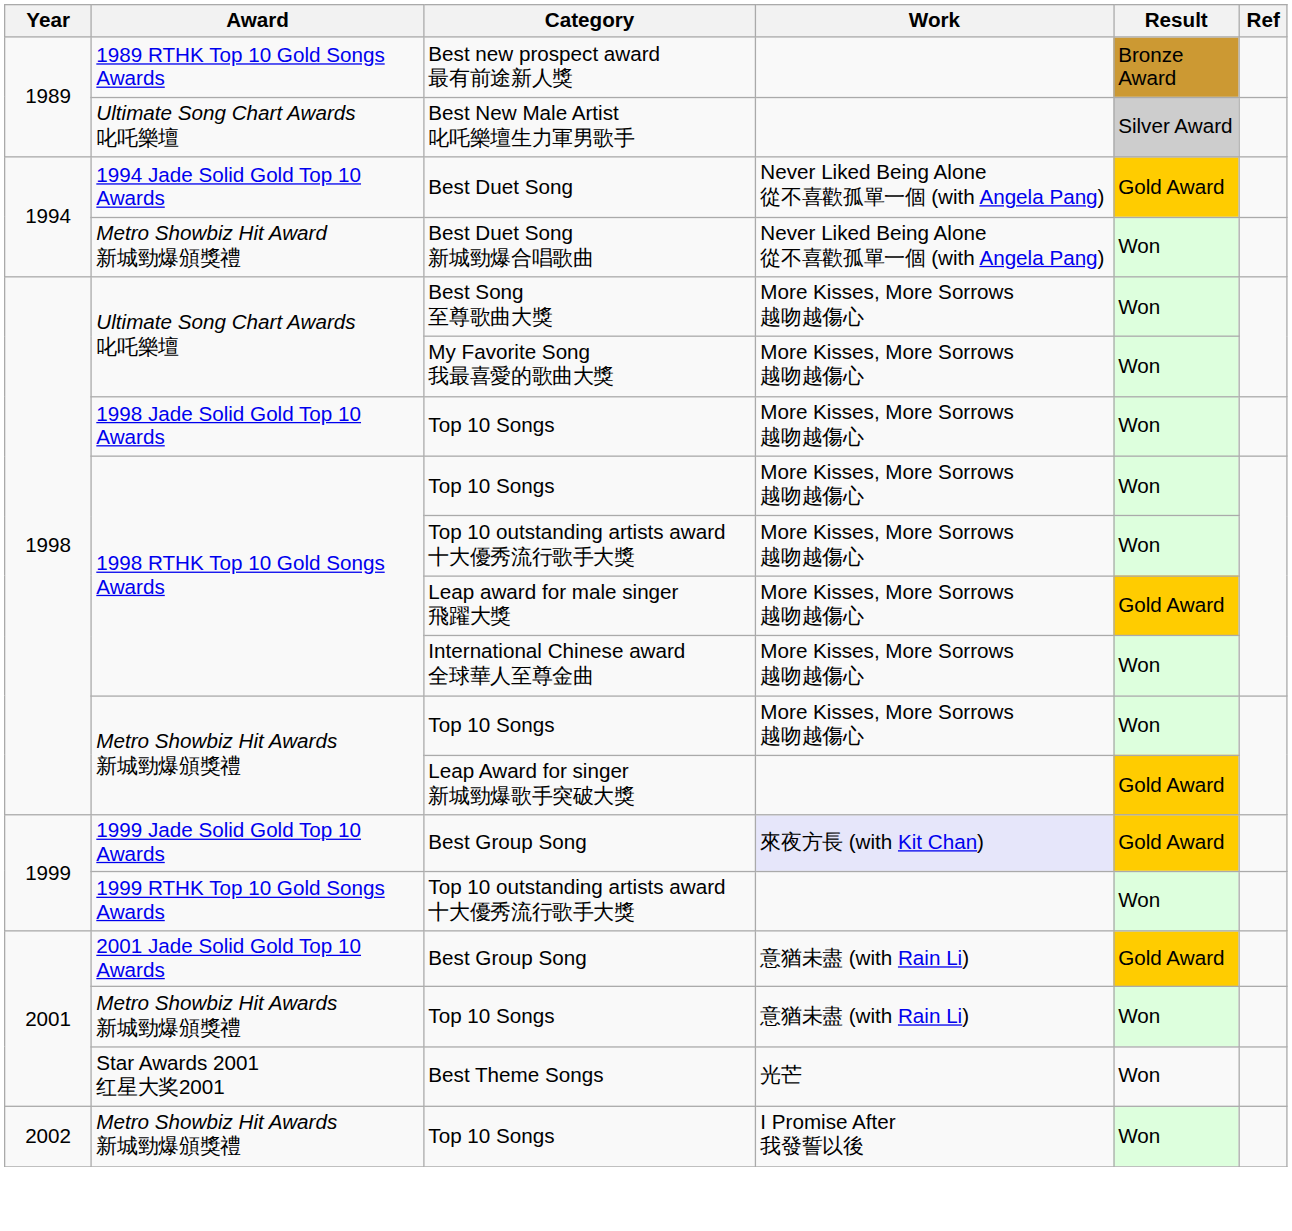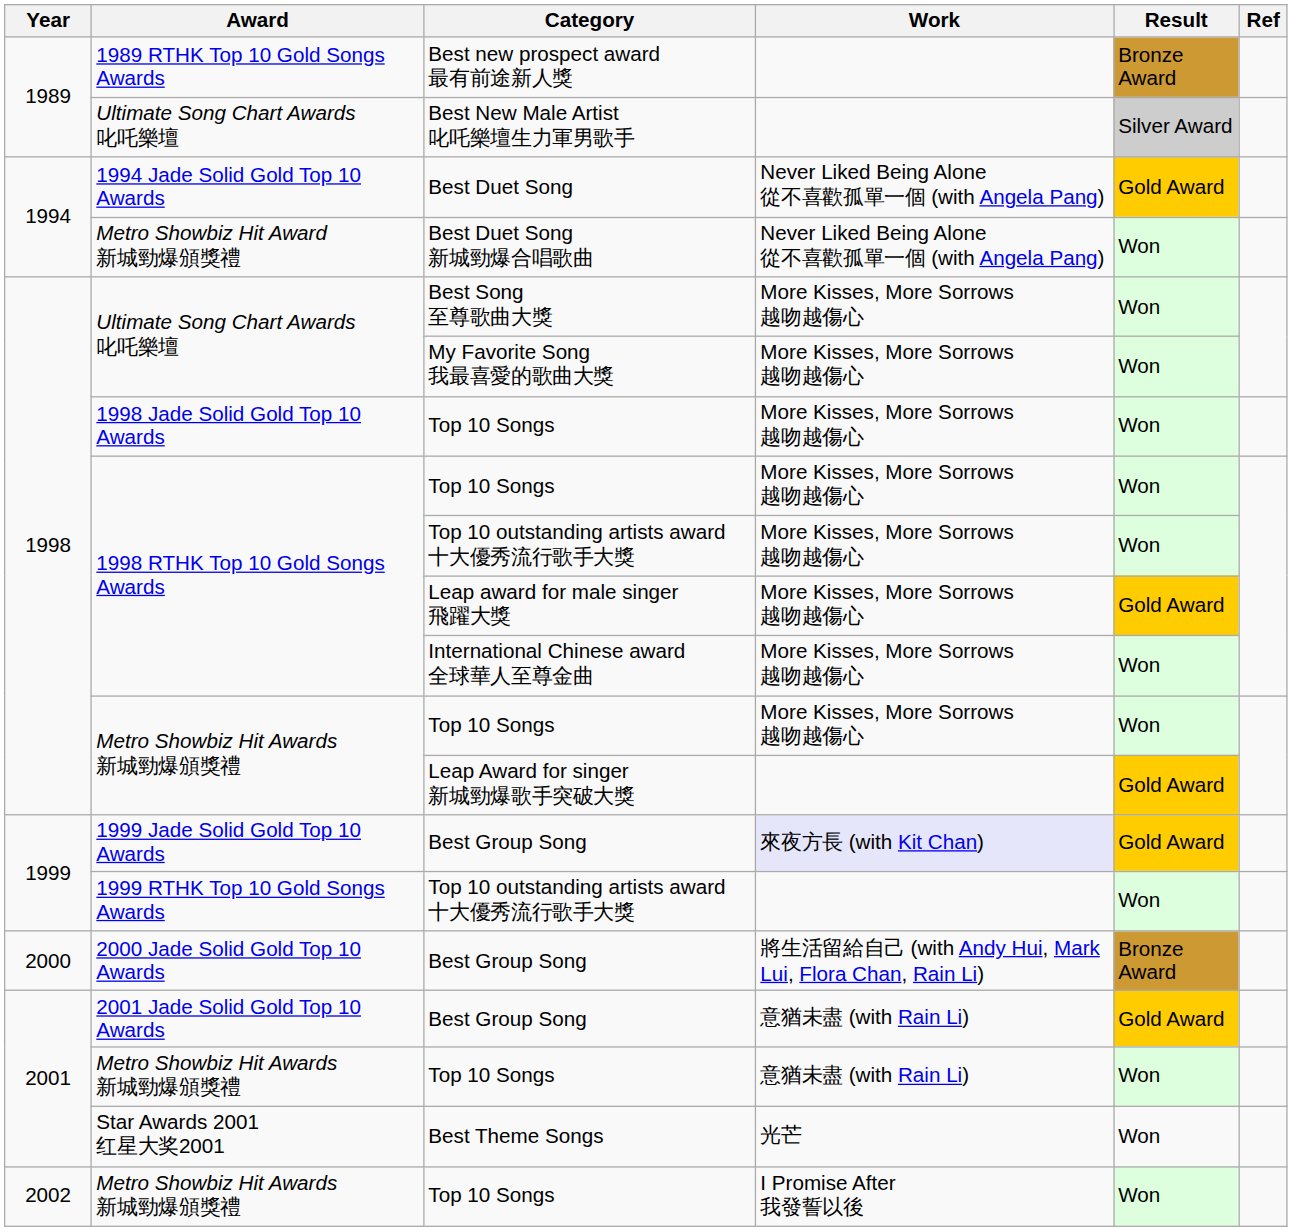+ row: (229, 960)
